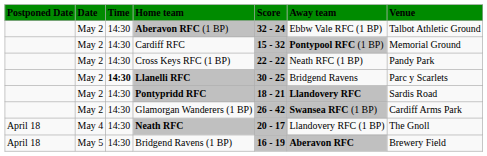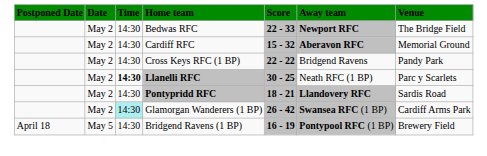- row: (182, 28)
+ row: (171, 28)
(337, 45) Pontypool RFC (1 BP) -> (332, 45) Aberavon RFC
(326, 61) Neath RFC (1 BP) -> (333, 61) Bridgend Ravens
(324, 77) Bridgend Ravens -> (336, 77) Neath RFC (1 BP)
(119, 110) no background -> (129, 110) paleturquoise background
- row: (159, 126)
(322, 142) Aberavon RFC -> (346, 126) Pontypool RFC (1 BP)
